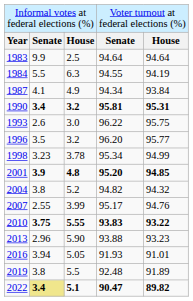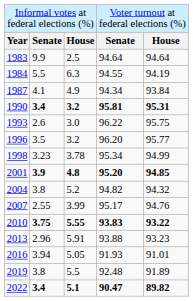(76, 238) 5.90 -> (76, 238) 5.91
(39, 288) khaki background -> (39, 288) no background
